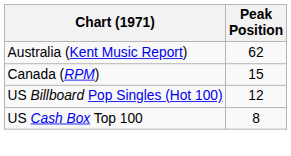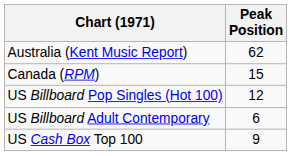+ row: (109, 118)
(256, 118) 8 -> (256, 140) 9
